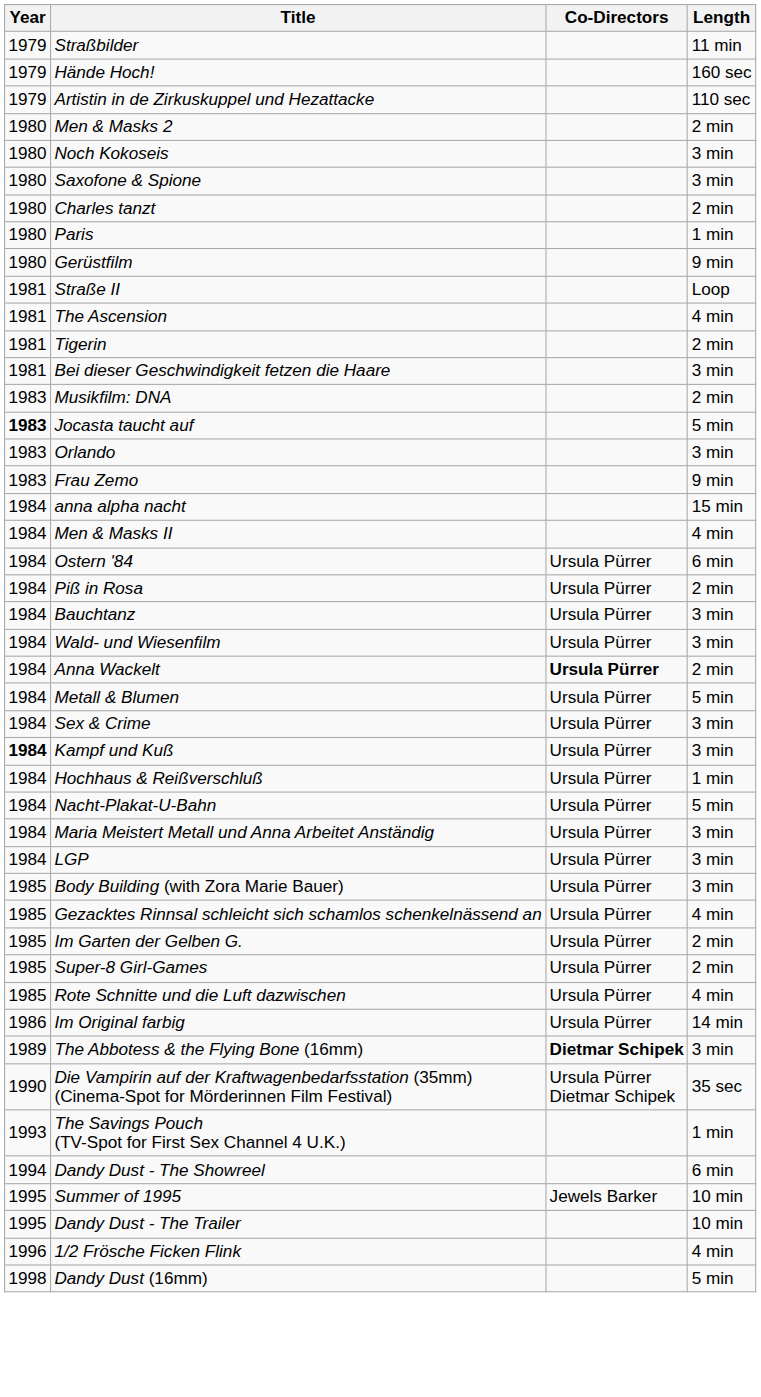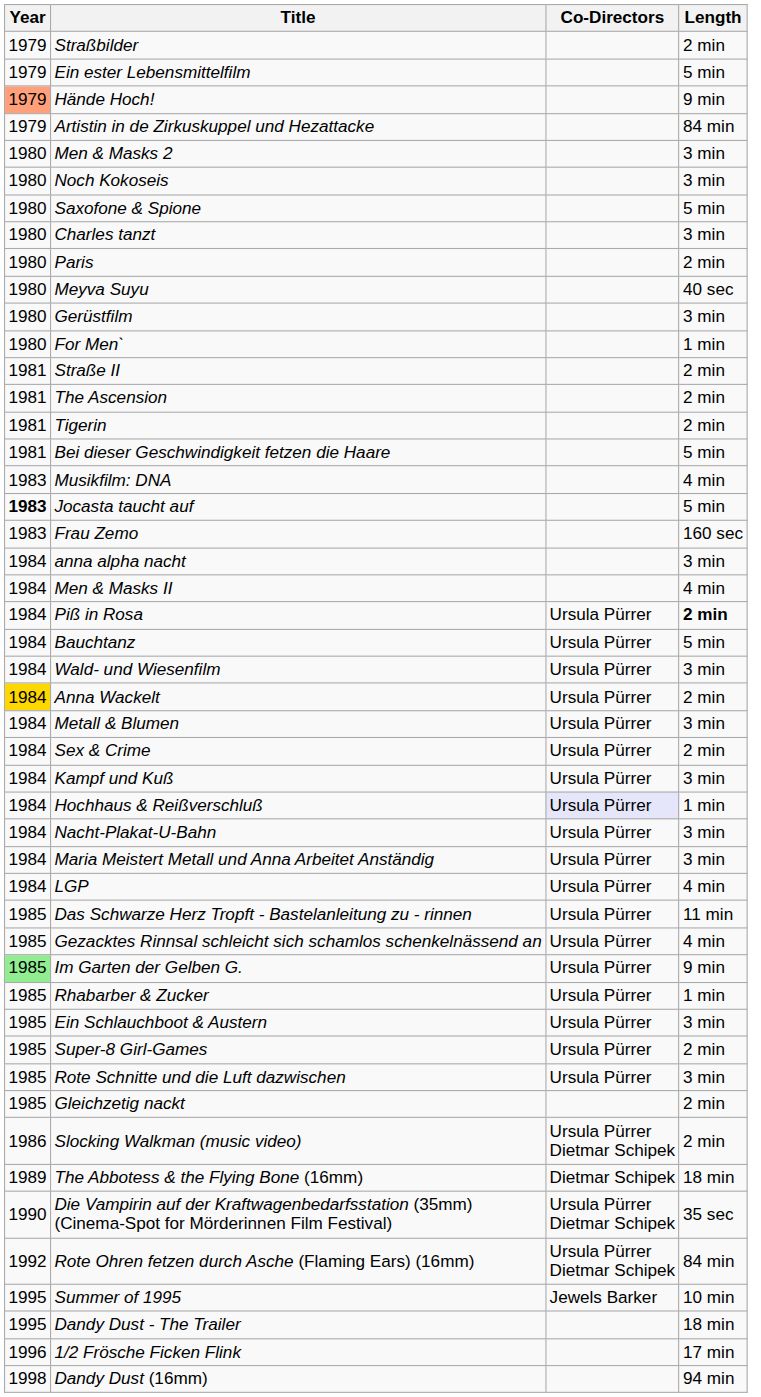(717, 45) 11 min -> (704, 45) 2 min
+ row: (152, 72)
(28, 72) no background -> (28, 99) lightsalmon background
(722, 72) 160 sec -> (704, 99) 9 min
(721, 99) 110 sec -> (709, 126) 84 min
(713, 126) 2 min -> (704, 153) 3 min
(713, 180) 3 min -> (704, 208) 5 min
(713, 208) 2 min -> (704, 235) 3 min
(713, 235) 1 min -> (704, 262) 2 min
+ row: (102, 289)
(713, 262) 9 min -> (704, 316) 3 min
+ row: (89, 343)
(711, 289) Loop -> (704, 371) 2 min
(713, 316) 4 min -> (704, 398) 2 min
(713, 371) 3 min -> (704, 452) 5 min
(713, 398) 2 min -> (704, 479) 4 min
- row: (85, 452)
(713, 479) 9 min -> (713, 533) 160 sec
(717, 506) 15 min -> (704, 561) 3 min
- row: (94, 561)
(713, 588) normal -> (705, 615) bold
(713, 615) 3 min -> (704, 642) 5 min
(28, 669) no background -> (28, 696) gold background
(604, 669) bold -> (600, 696) normal
(713, 696) 5 min -> (704, 724) 3 min
(713, 724) 3 min -> (704, 751) 2 min
(28, 751) bold -> (28, 778) normal
(600, 778) no background -> (600, 805) lavender background
(713, 805) 5 min -> (704, 832) 3 min
(713, 859) 3 min -> (704, 886) 4 min
- row: (199, 886)
+ row: (263, 914)
(28, 941) no background -> (28, 968) lightgreen background
(713, 941) 2 min -> (704, 968) 9 min
+ row: (132, 995)
+ row: (161, 1022)
(713, 995) 4 min -> (704, 1076) 3 min
+ row: (120, 1104)
- row: (120, 1022)
+ row: (178, 1140)
(617, 1049) bold -> (612, 1177) normal
(713, 1049) 3 min -> (709, 1177) 18 min
+ row: (264, 1260)
- row: (200, 1133)
- row: (160, 1169)
(717, 1224) 10 min -> (709, 1324) 18 min
(713, 1251) 4 min -> (709, 1351) 17 min
(713, 1278) 5 min -> (709, 1379) 94 min
